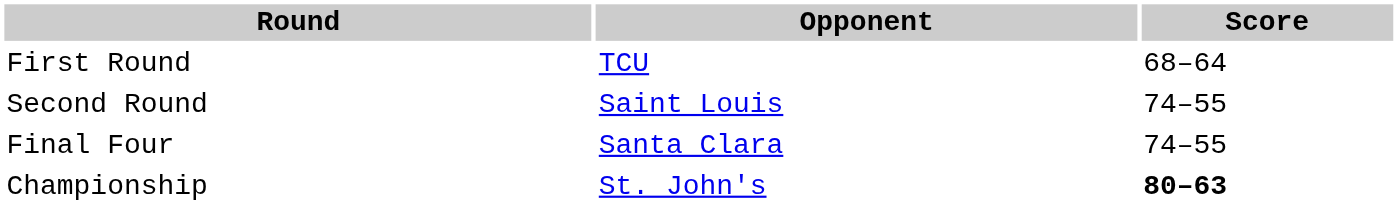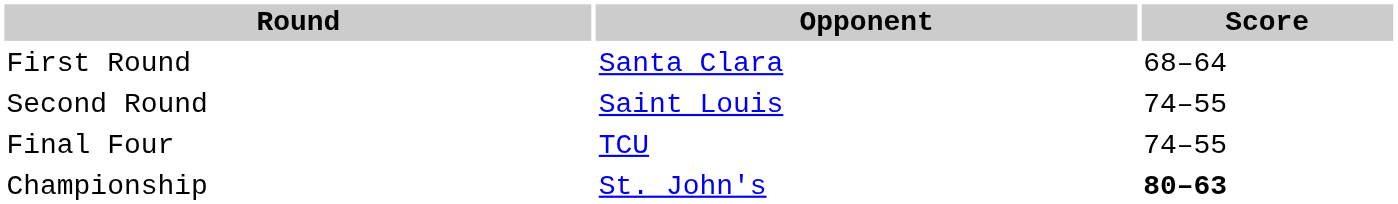(624, 63) TCU -> (691, 63) Santa Clara
(691, 145) Santa Clara -> (624, 145) TCU
